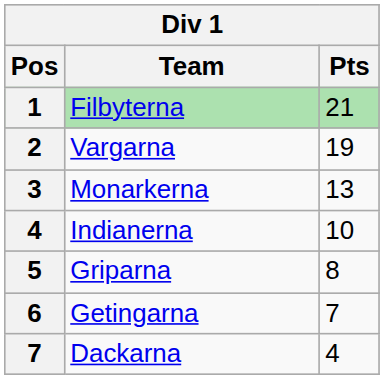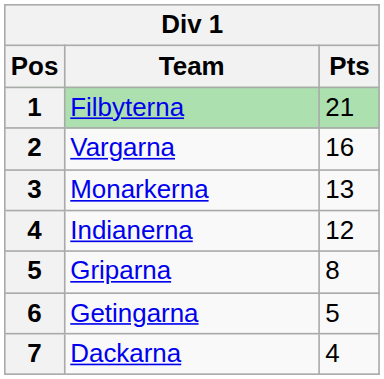(340, 148) 19 -> (340, 148) 16
(340, 230) 10 -> (340, 230) 12
(332, 312) 7 -> (332, 312) 5
